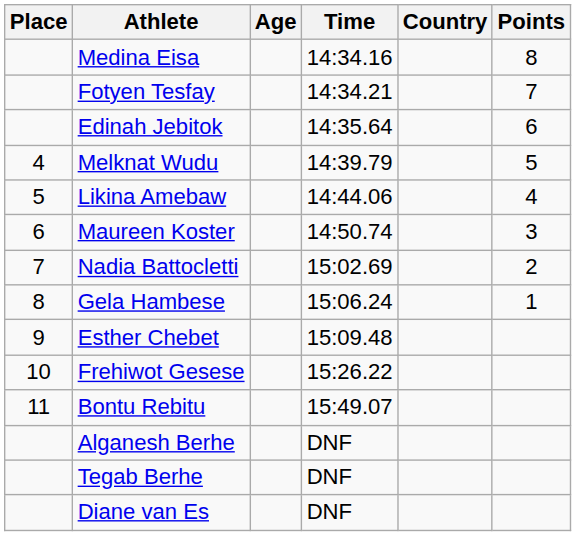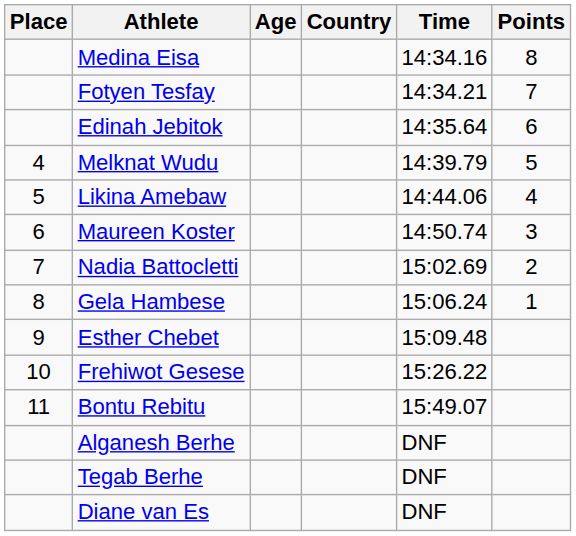columns swapped: (445, 22) <-> (350, 22)
